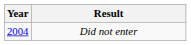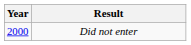(18, 31) 2004 -> (18, 31) 2000
